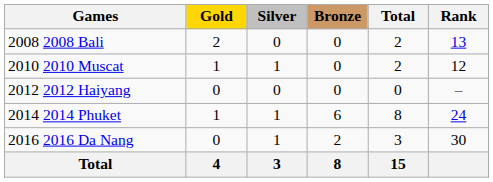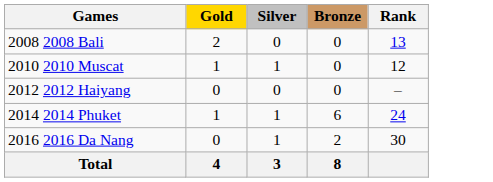- column: (398, 16)
